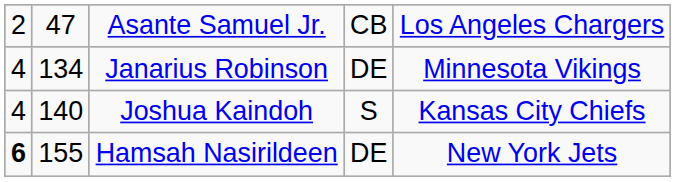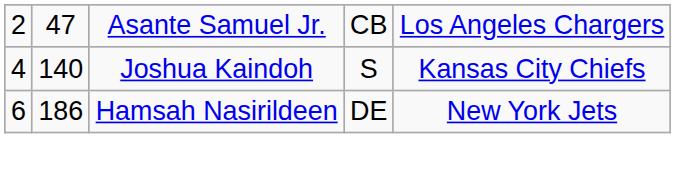- row: (217, 68)
(19, 153) bold -> (19, 111) normal
(61, 153) 155 -> (61, 111) 186
